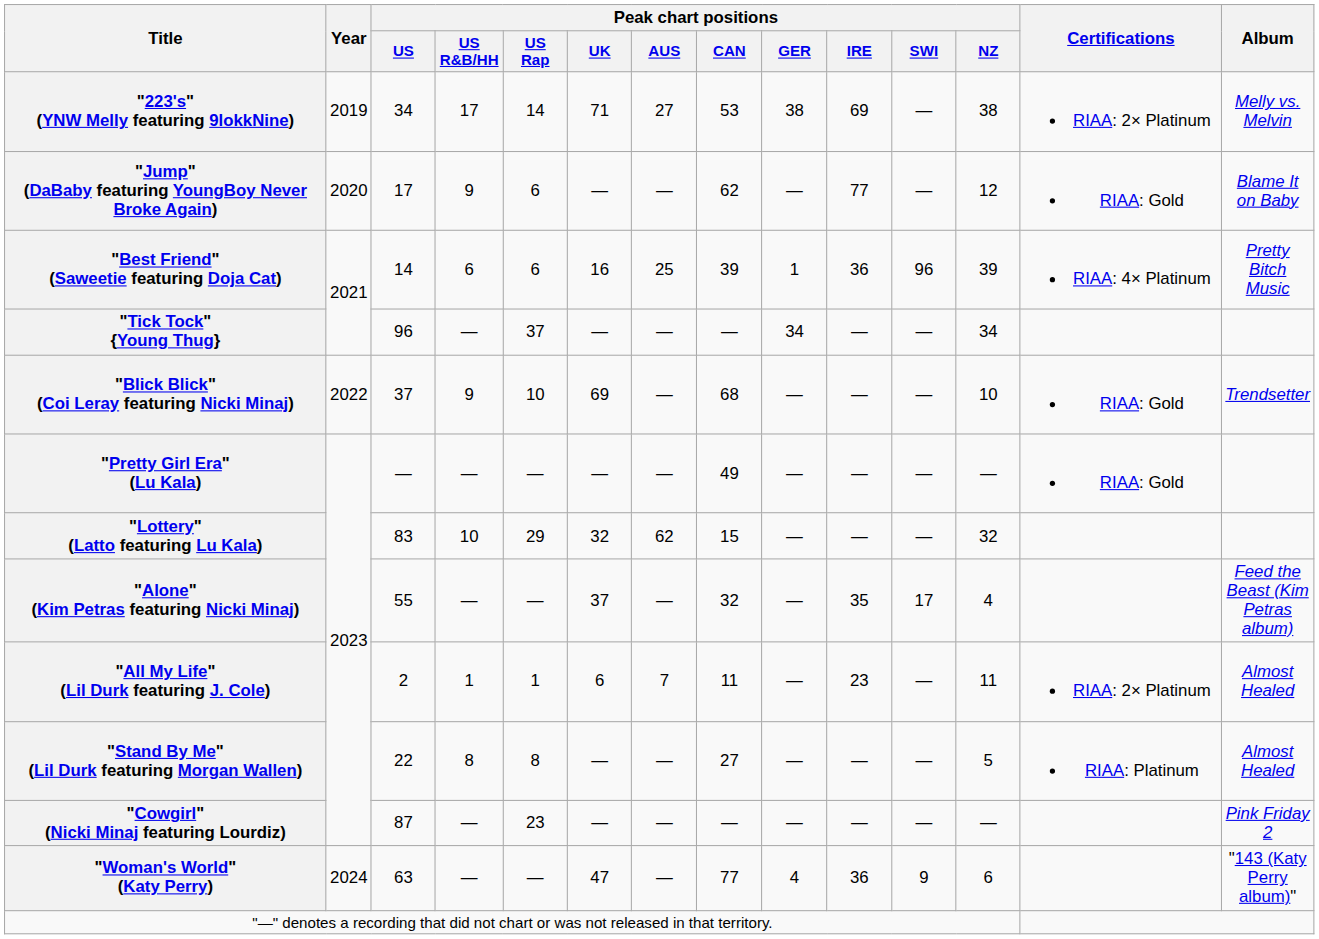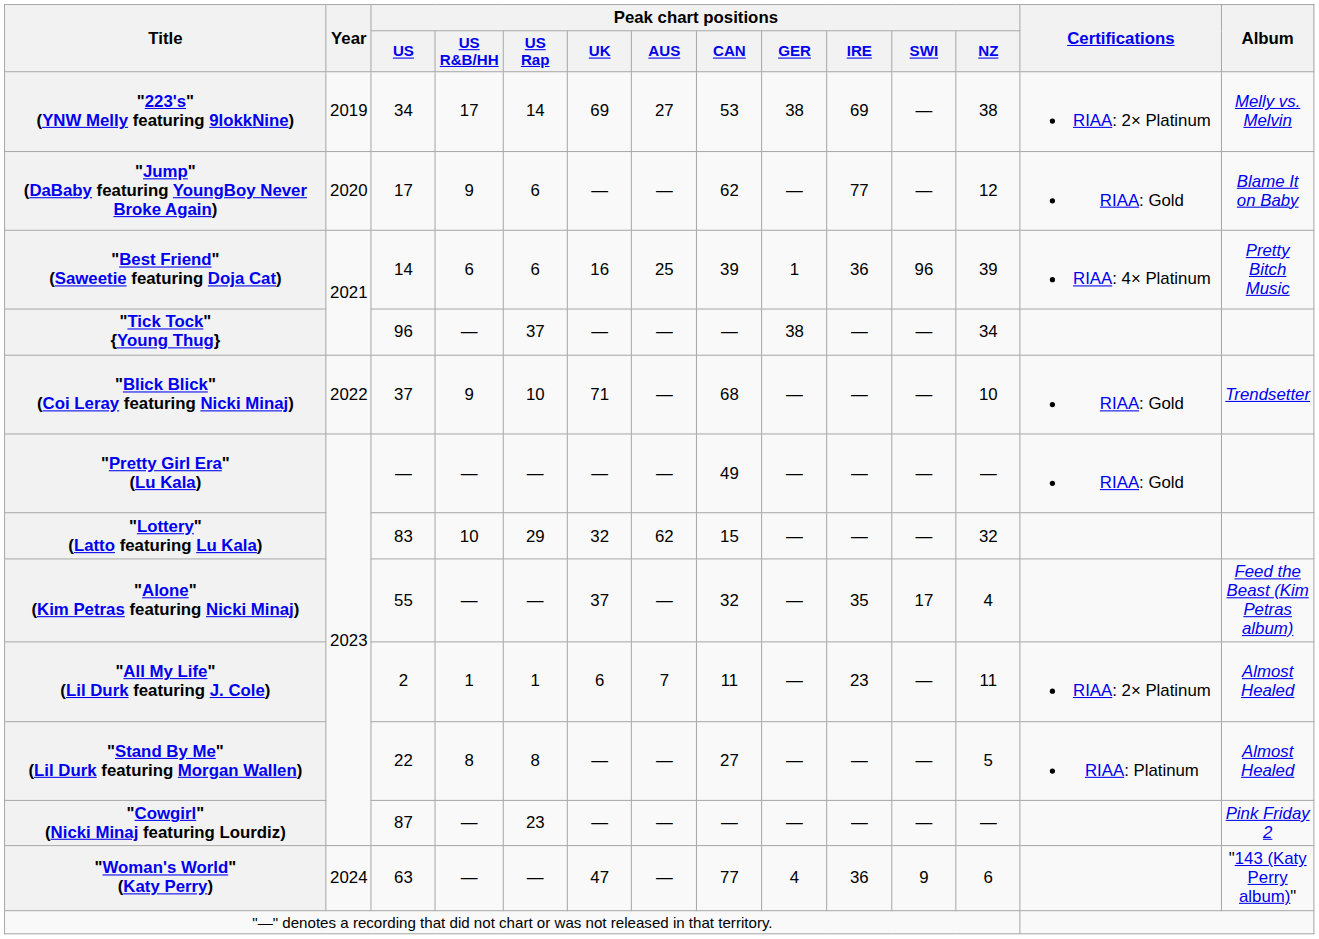(600, 111) 71 -> (600, 111) 69
(795, 332) 34 -> (795, 332) 38
(600, 394) 69 -> (600, 394) 71
